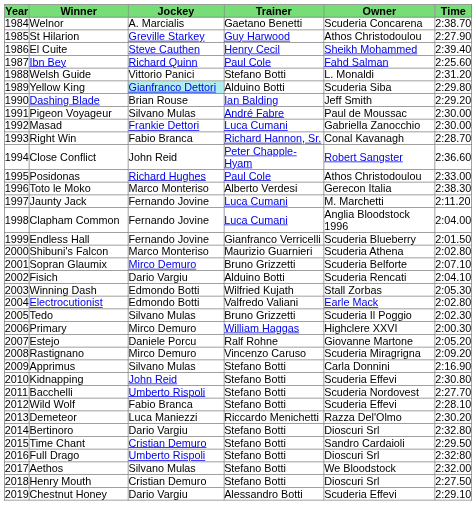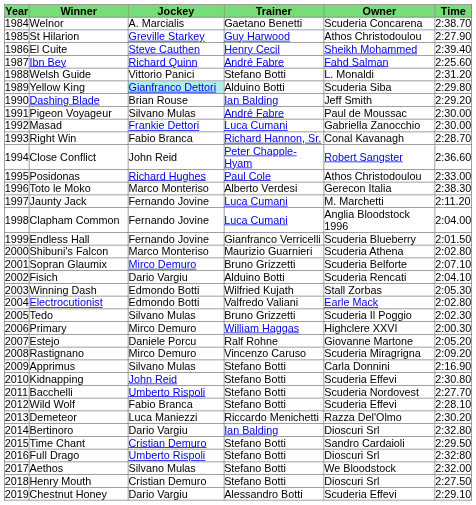(248, 62) Paul Cole -> (254, 62) André Fabre
(255, 430) Stefano Botti -> (251, 430) Ian Balding
